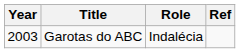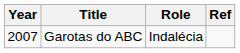(23, 36) 2003 -> (23, 36) 2007
